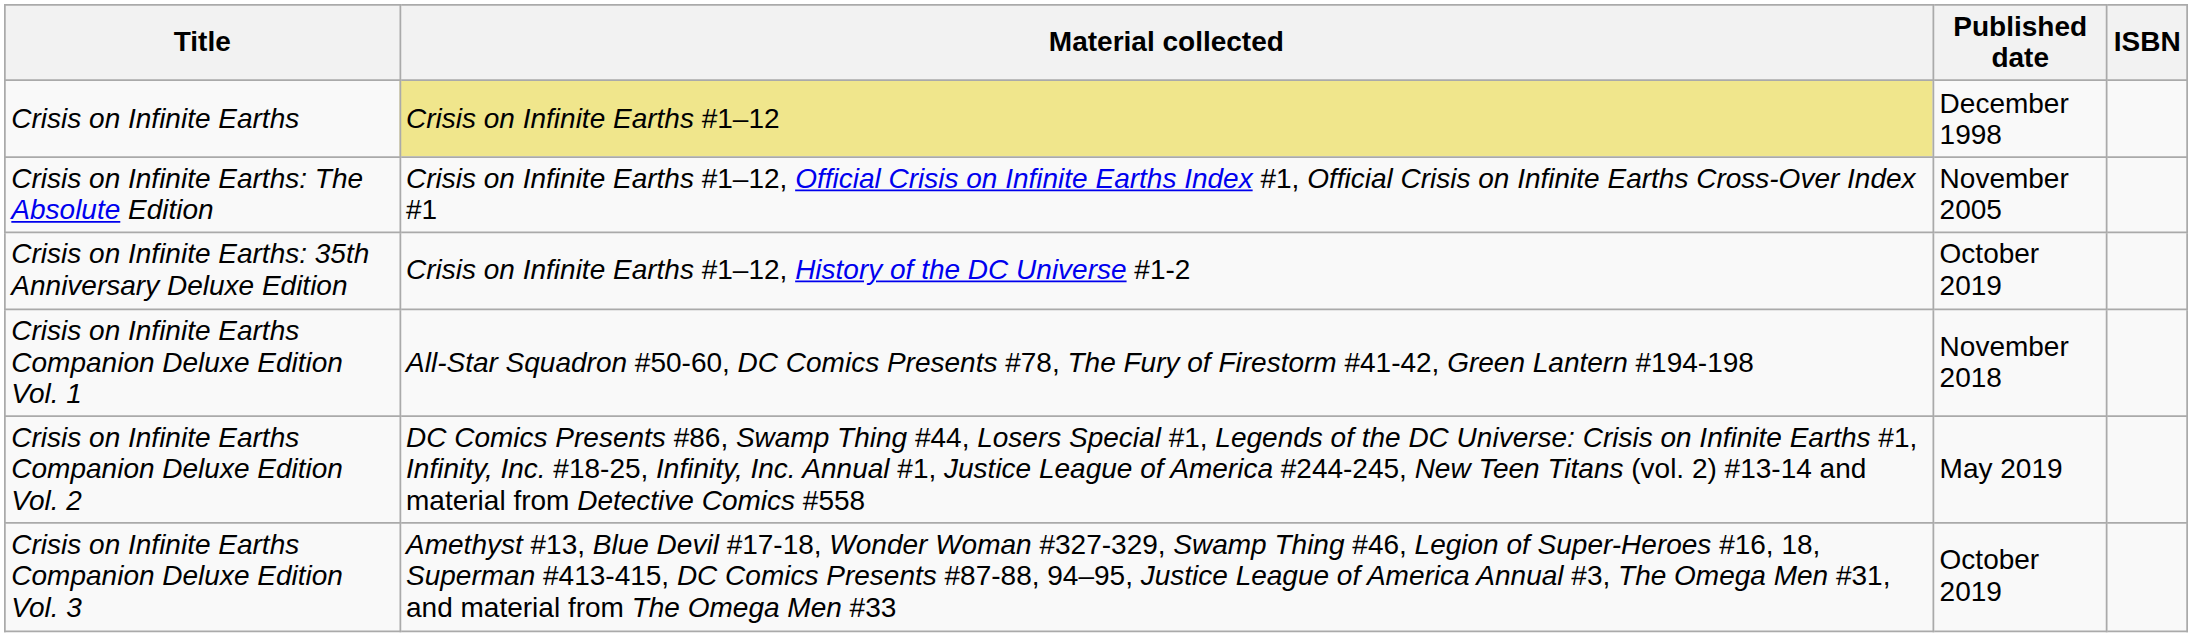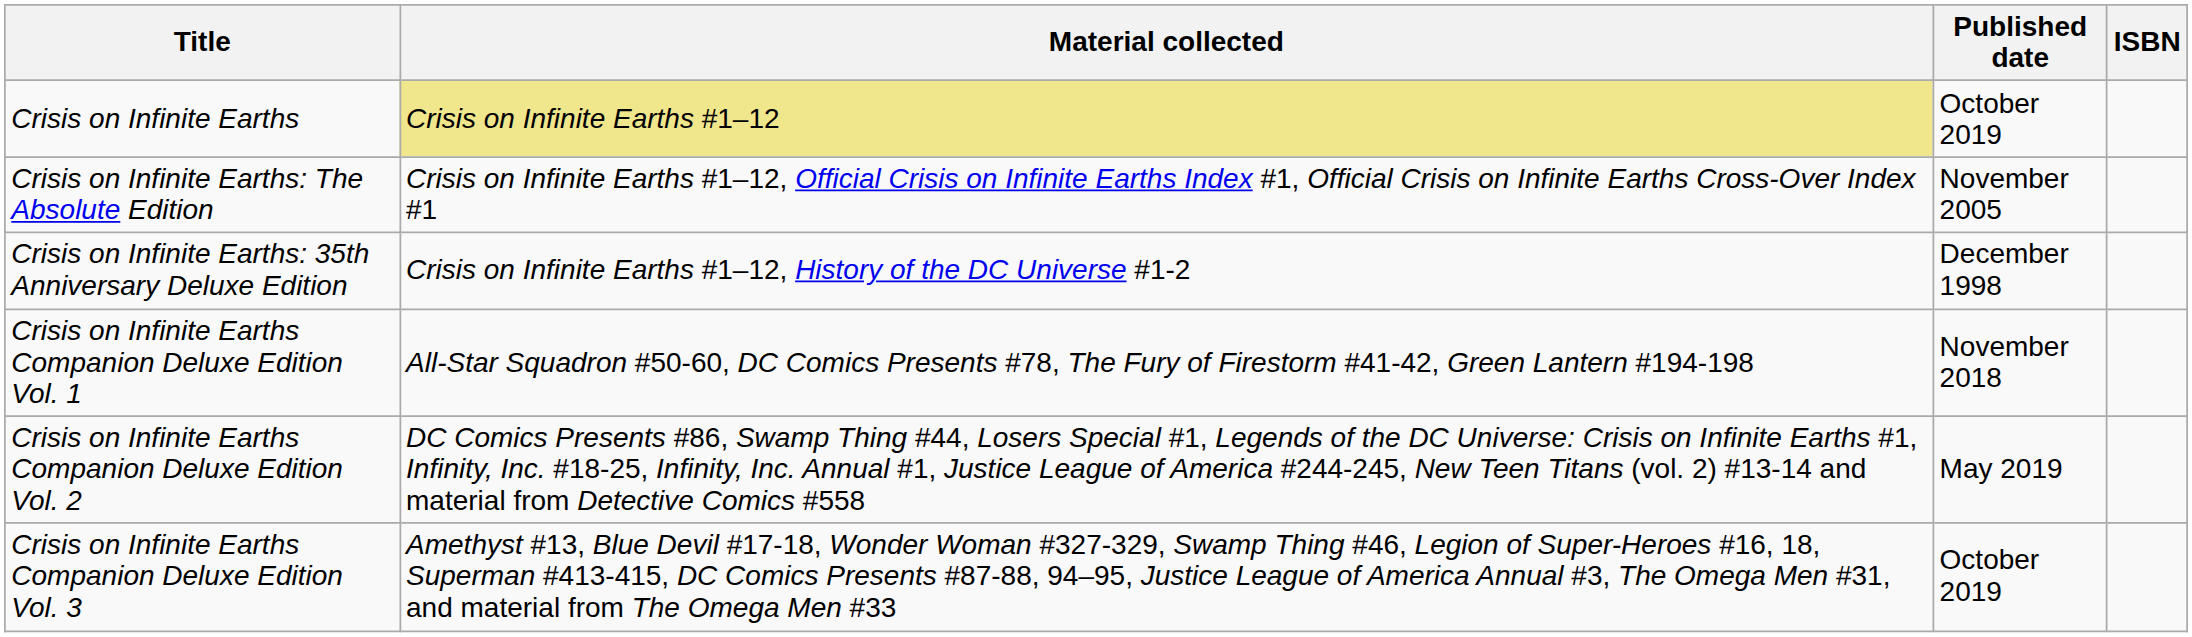(2004, 118) December 1998 -> (1989, 118) October 2019
(1989, 270) October 2019 -> (2004, 270) December 1998
